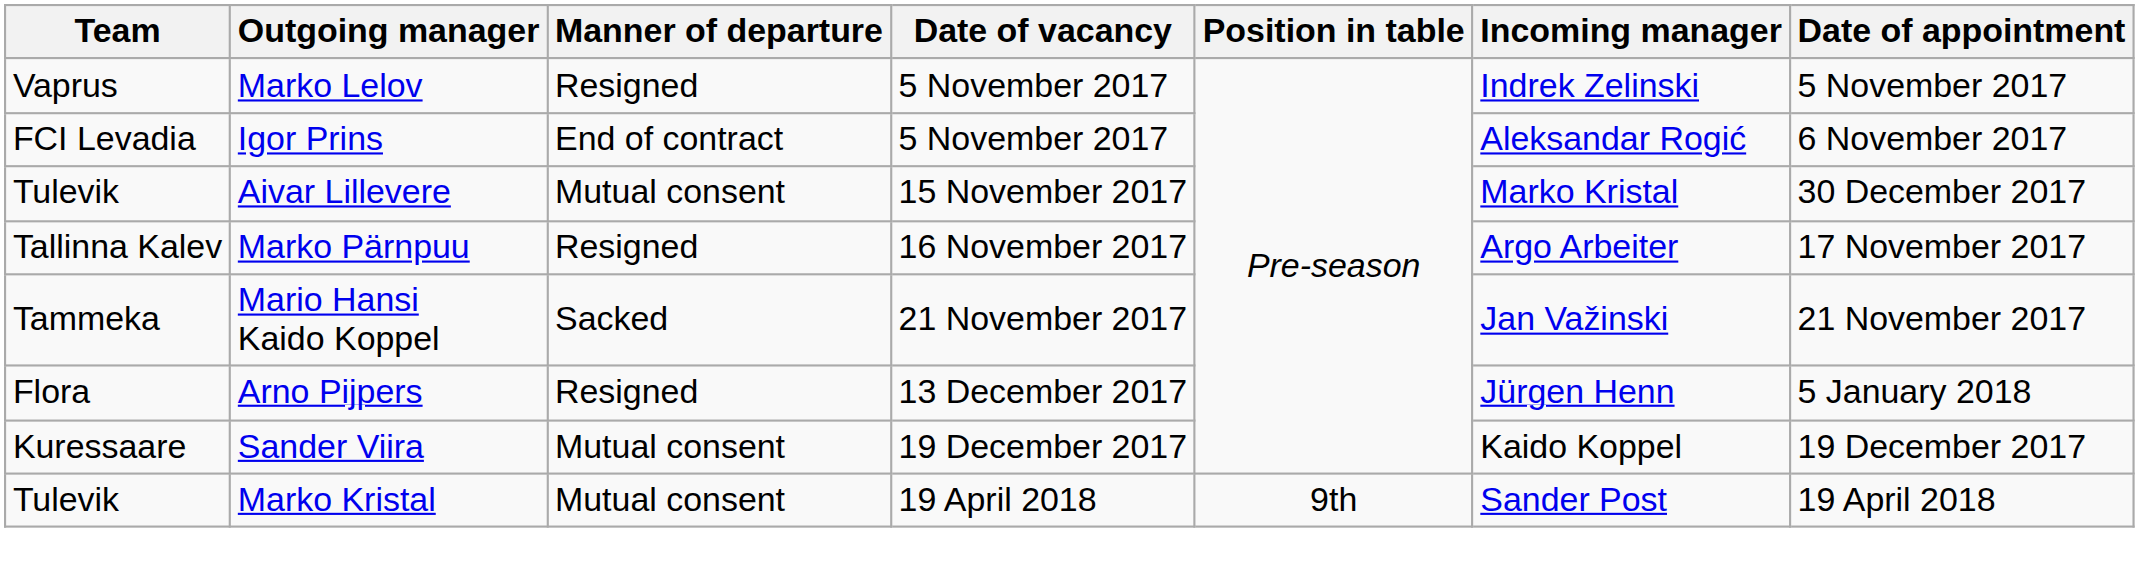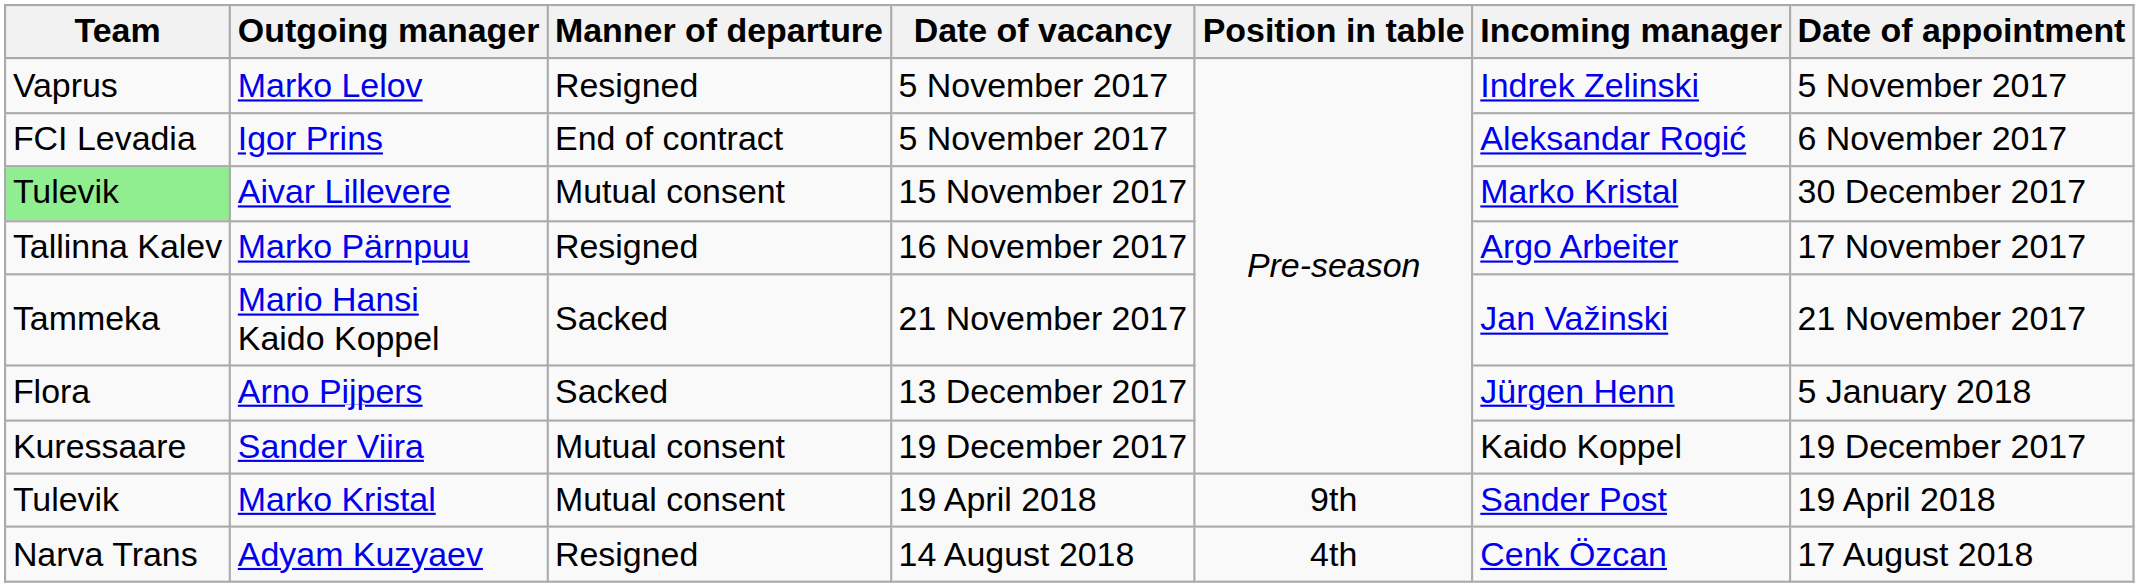(66, 192) no background -> (66, 192) lightgreen background
(627, 392) Resigned -> (612, 392) Sacked
+ row: (360, 553)
